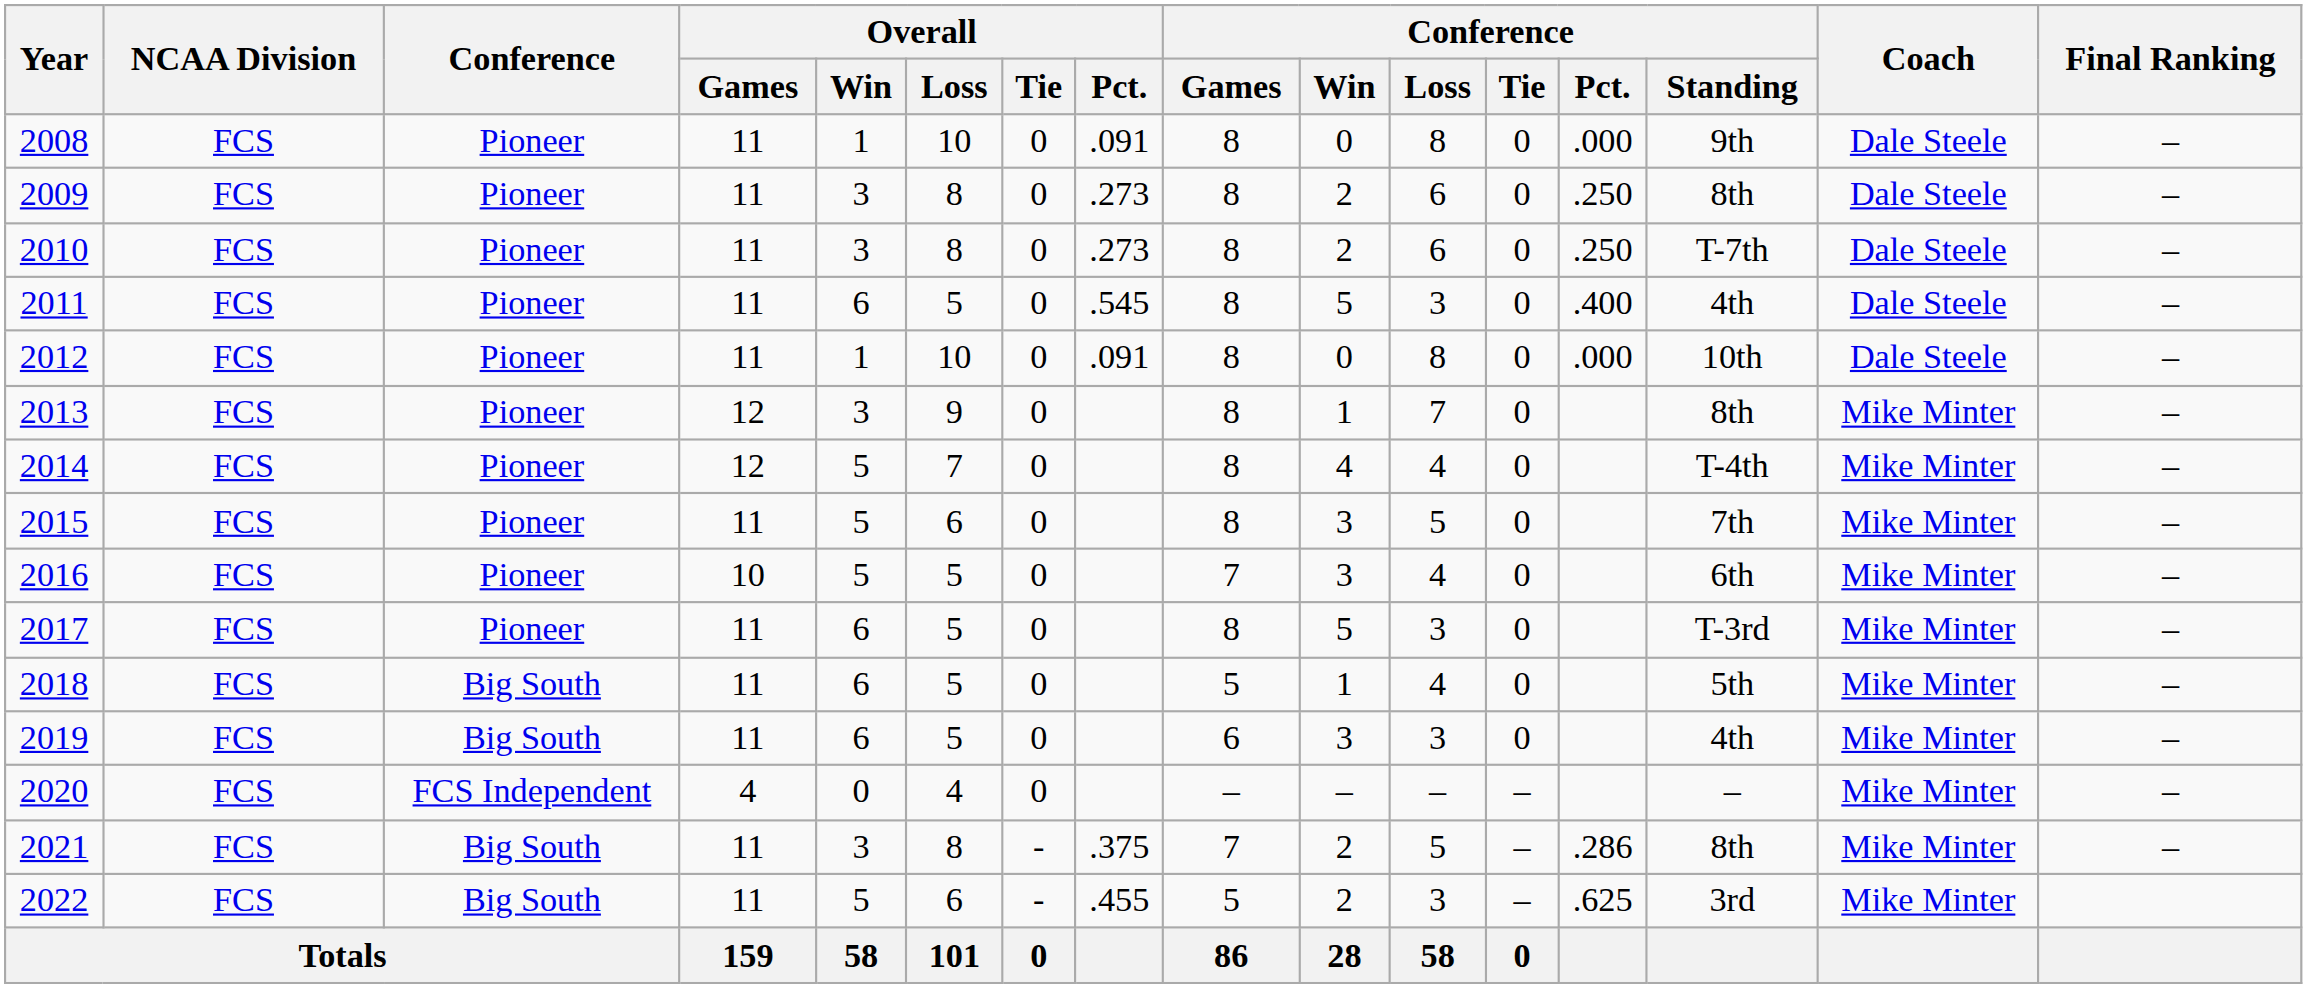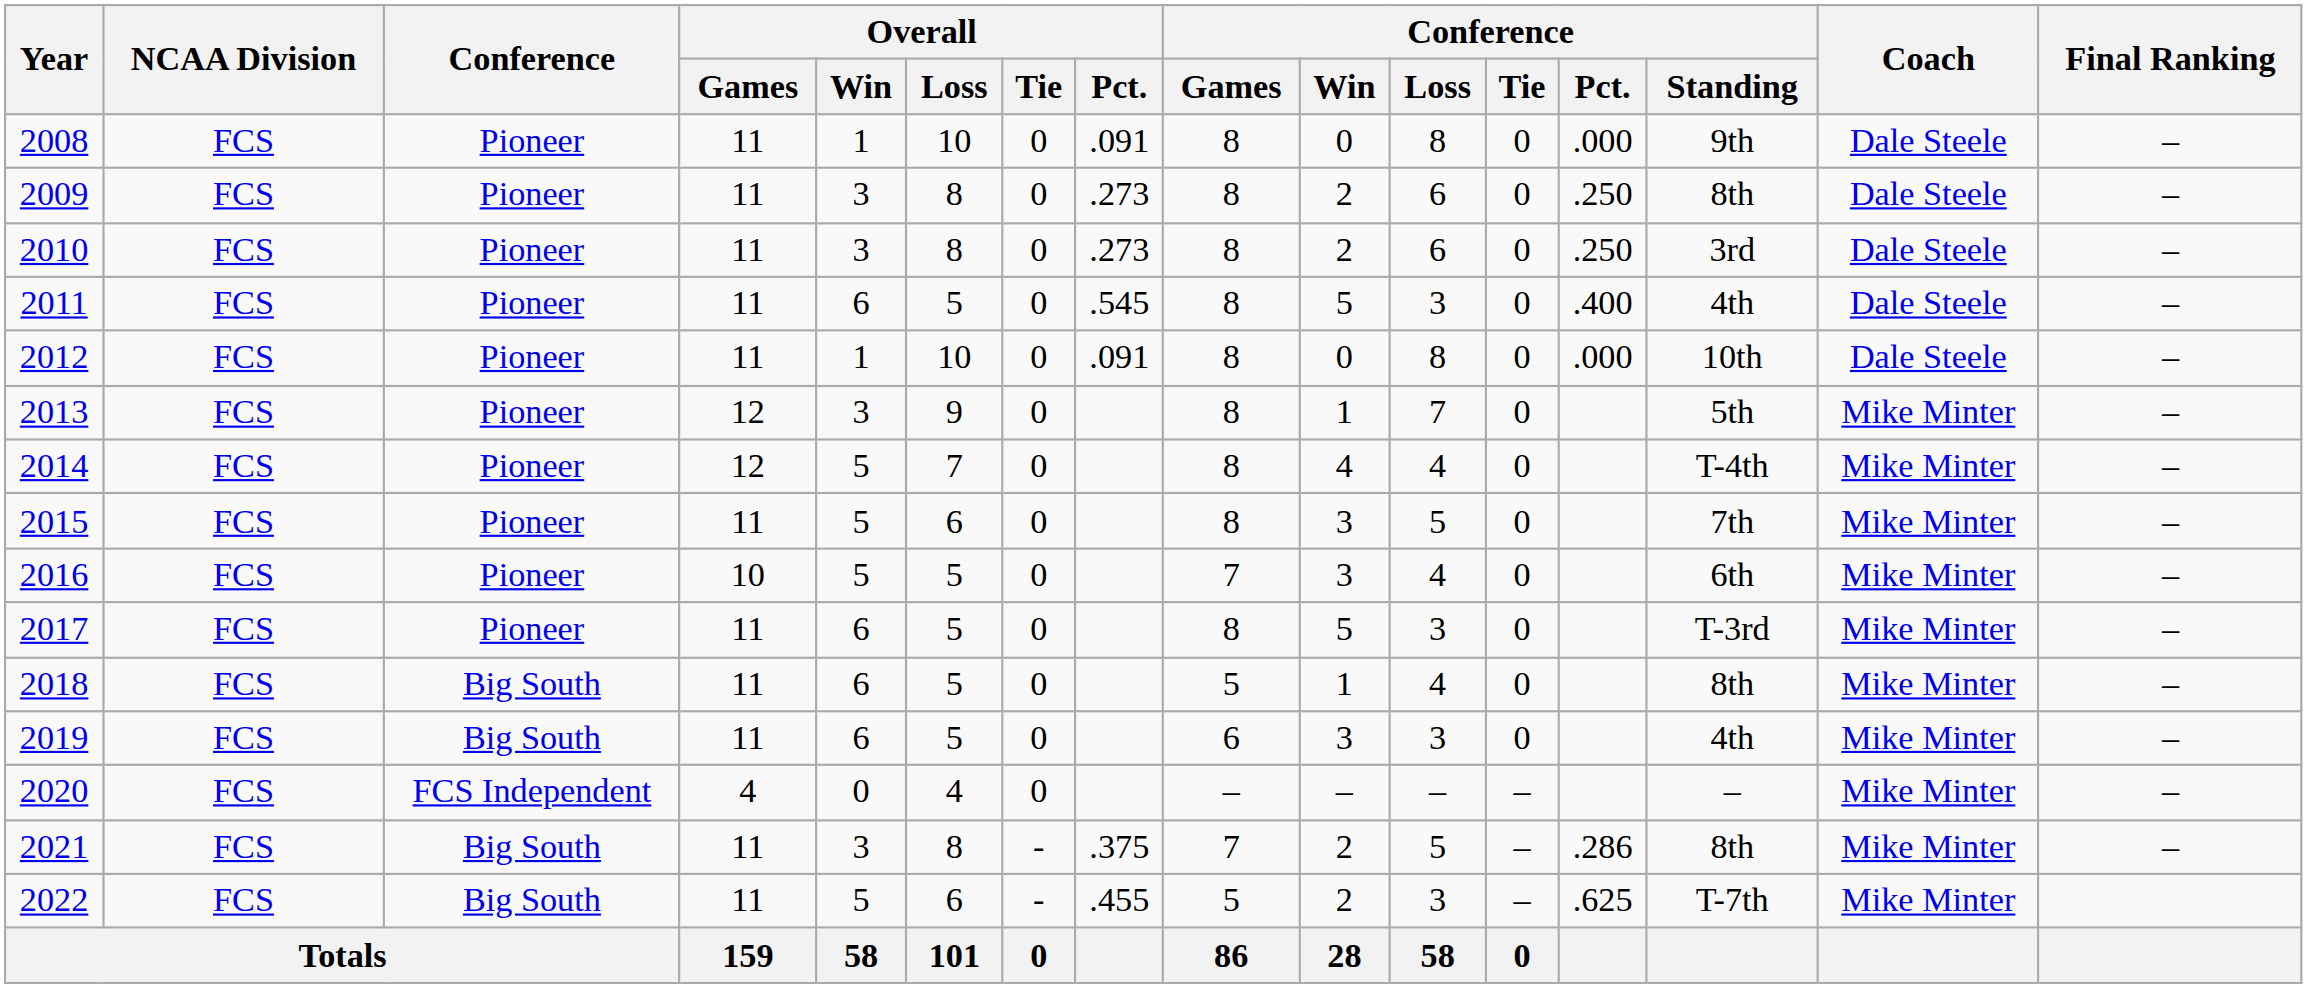(1732, 248) T-7th -> (1732, 248) 3rd
(1732, 411) 8th -> (1732, 411) 5th
(1732, 683) 5th -> (1732, 683) 8th
(1732, 900) 3rd -> (1732, 900) T-7th
